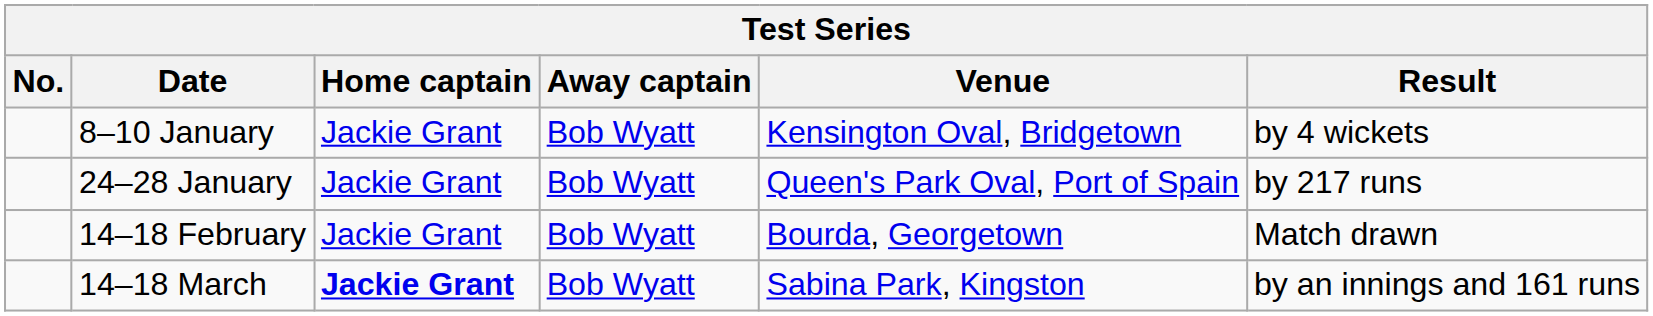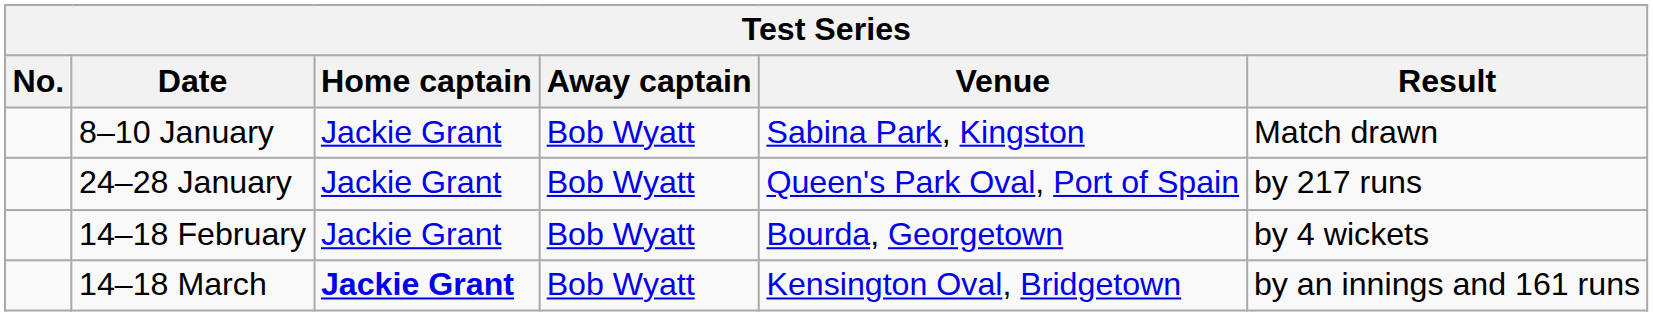(974, 132) Kensington Oval, Bridgetown -> (926, 132) Sabina Park, Kingston
(1342, 132) by 4 wickets -> (1346, 132) Match drawn
(1346, 234) Match drawn -> (1342, 234) by 4 wickets
(926, 285) Sabina Park, Kingston -> (974, 285) Kensington Oval, Bridgetown
